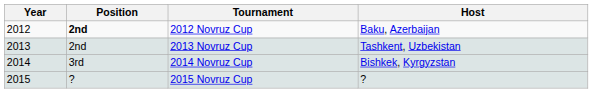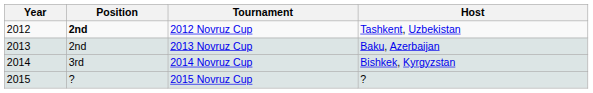(400, 29) Baku, Azerbaijan -> (410, 29) Tashkent, Uzbekistan
(410, 46) Tashkent, Uzbekistan -> (400, 46) Baku, Azerbaijan
